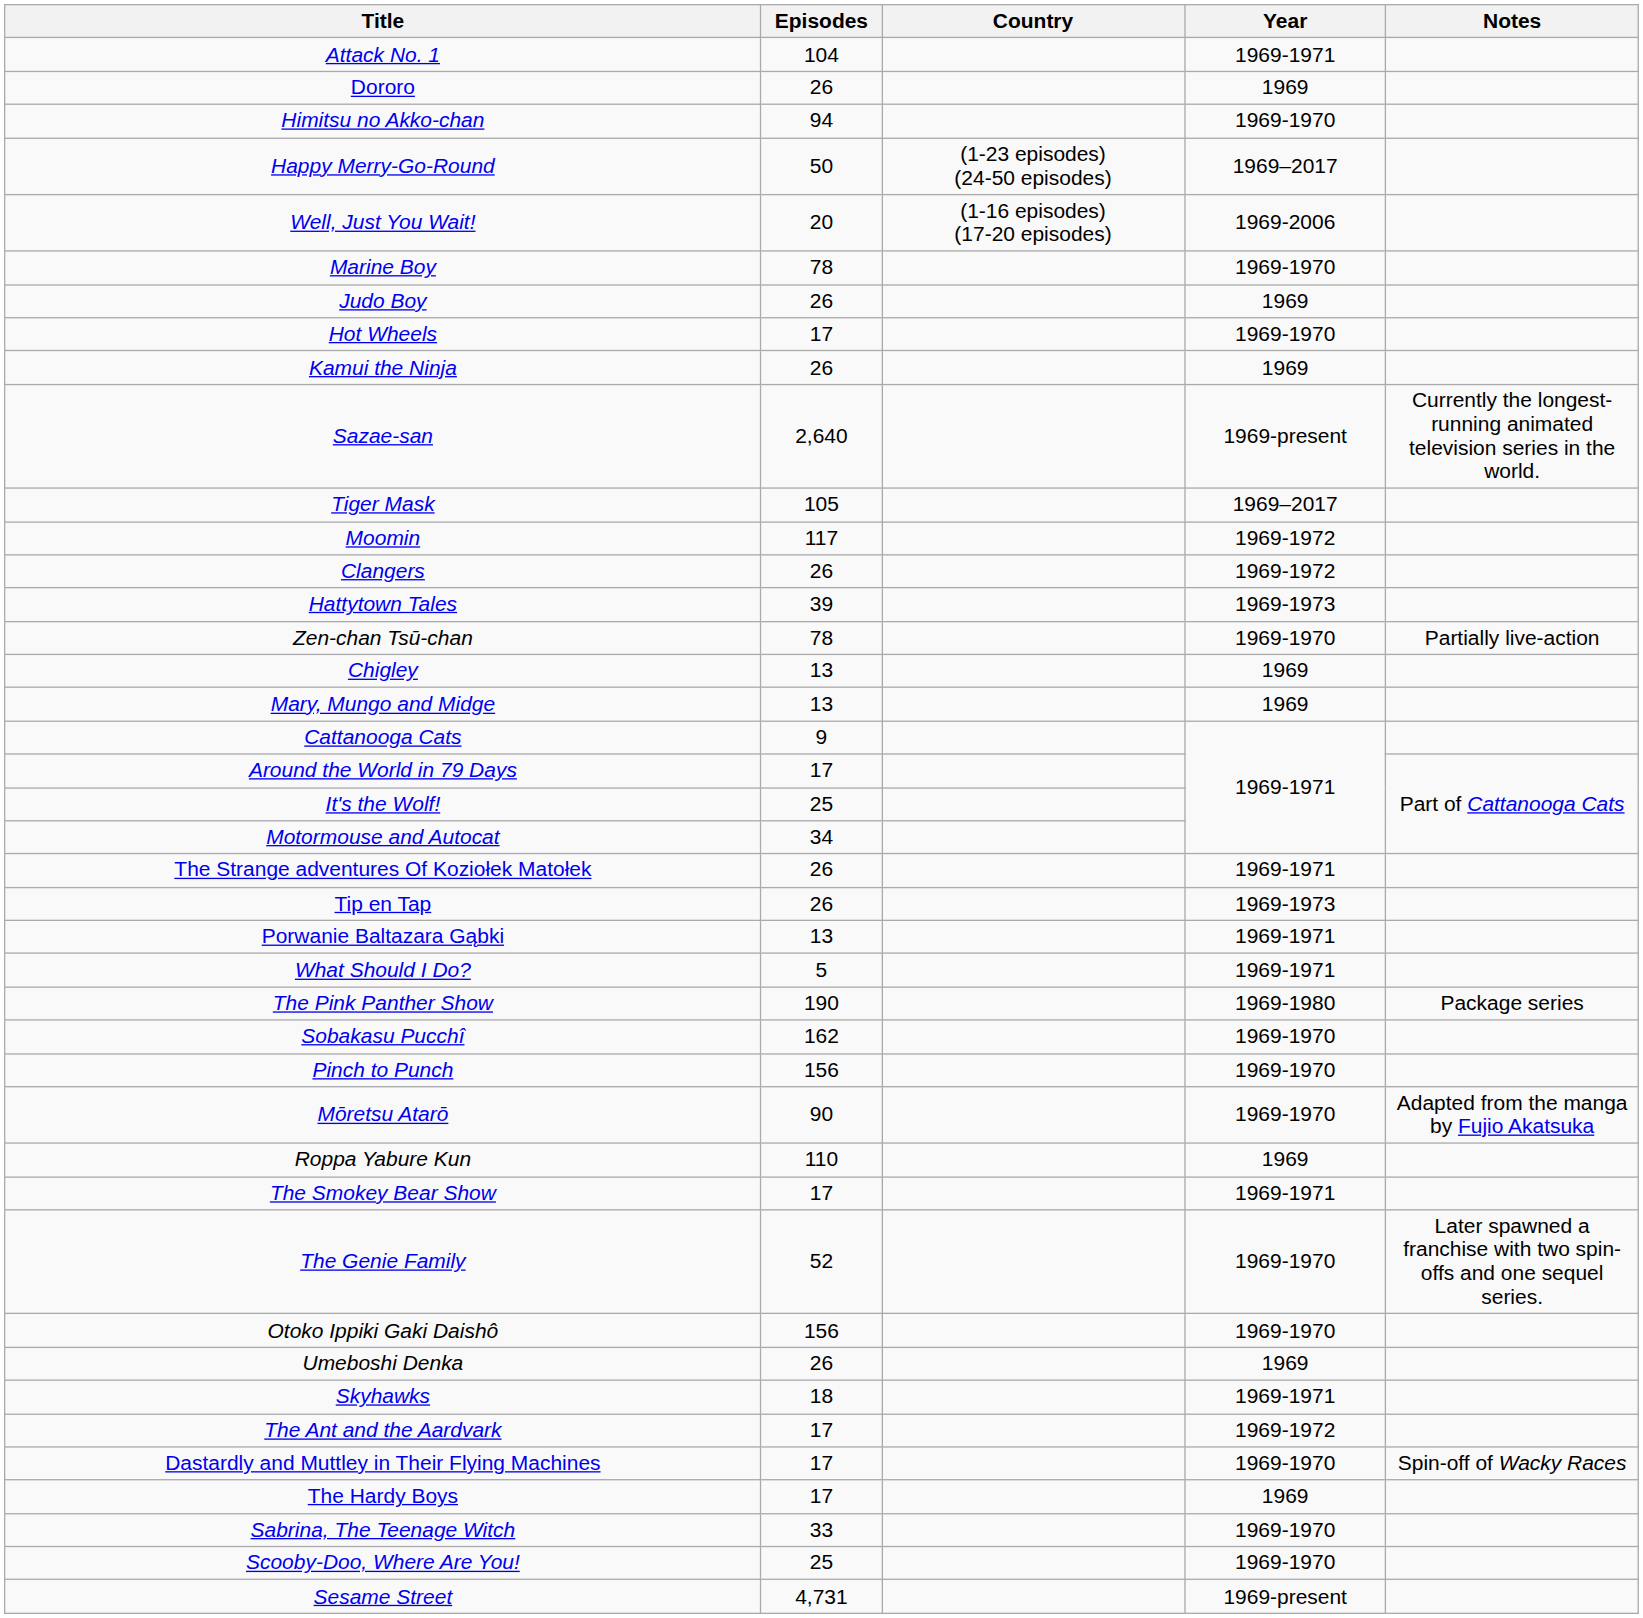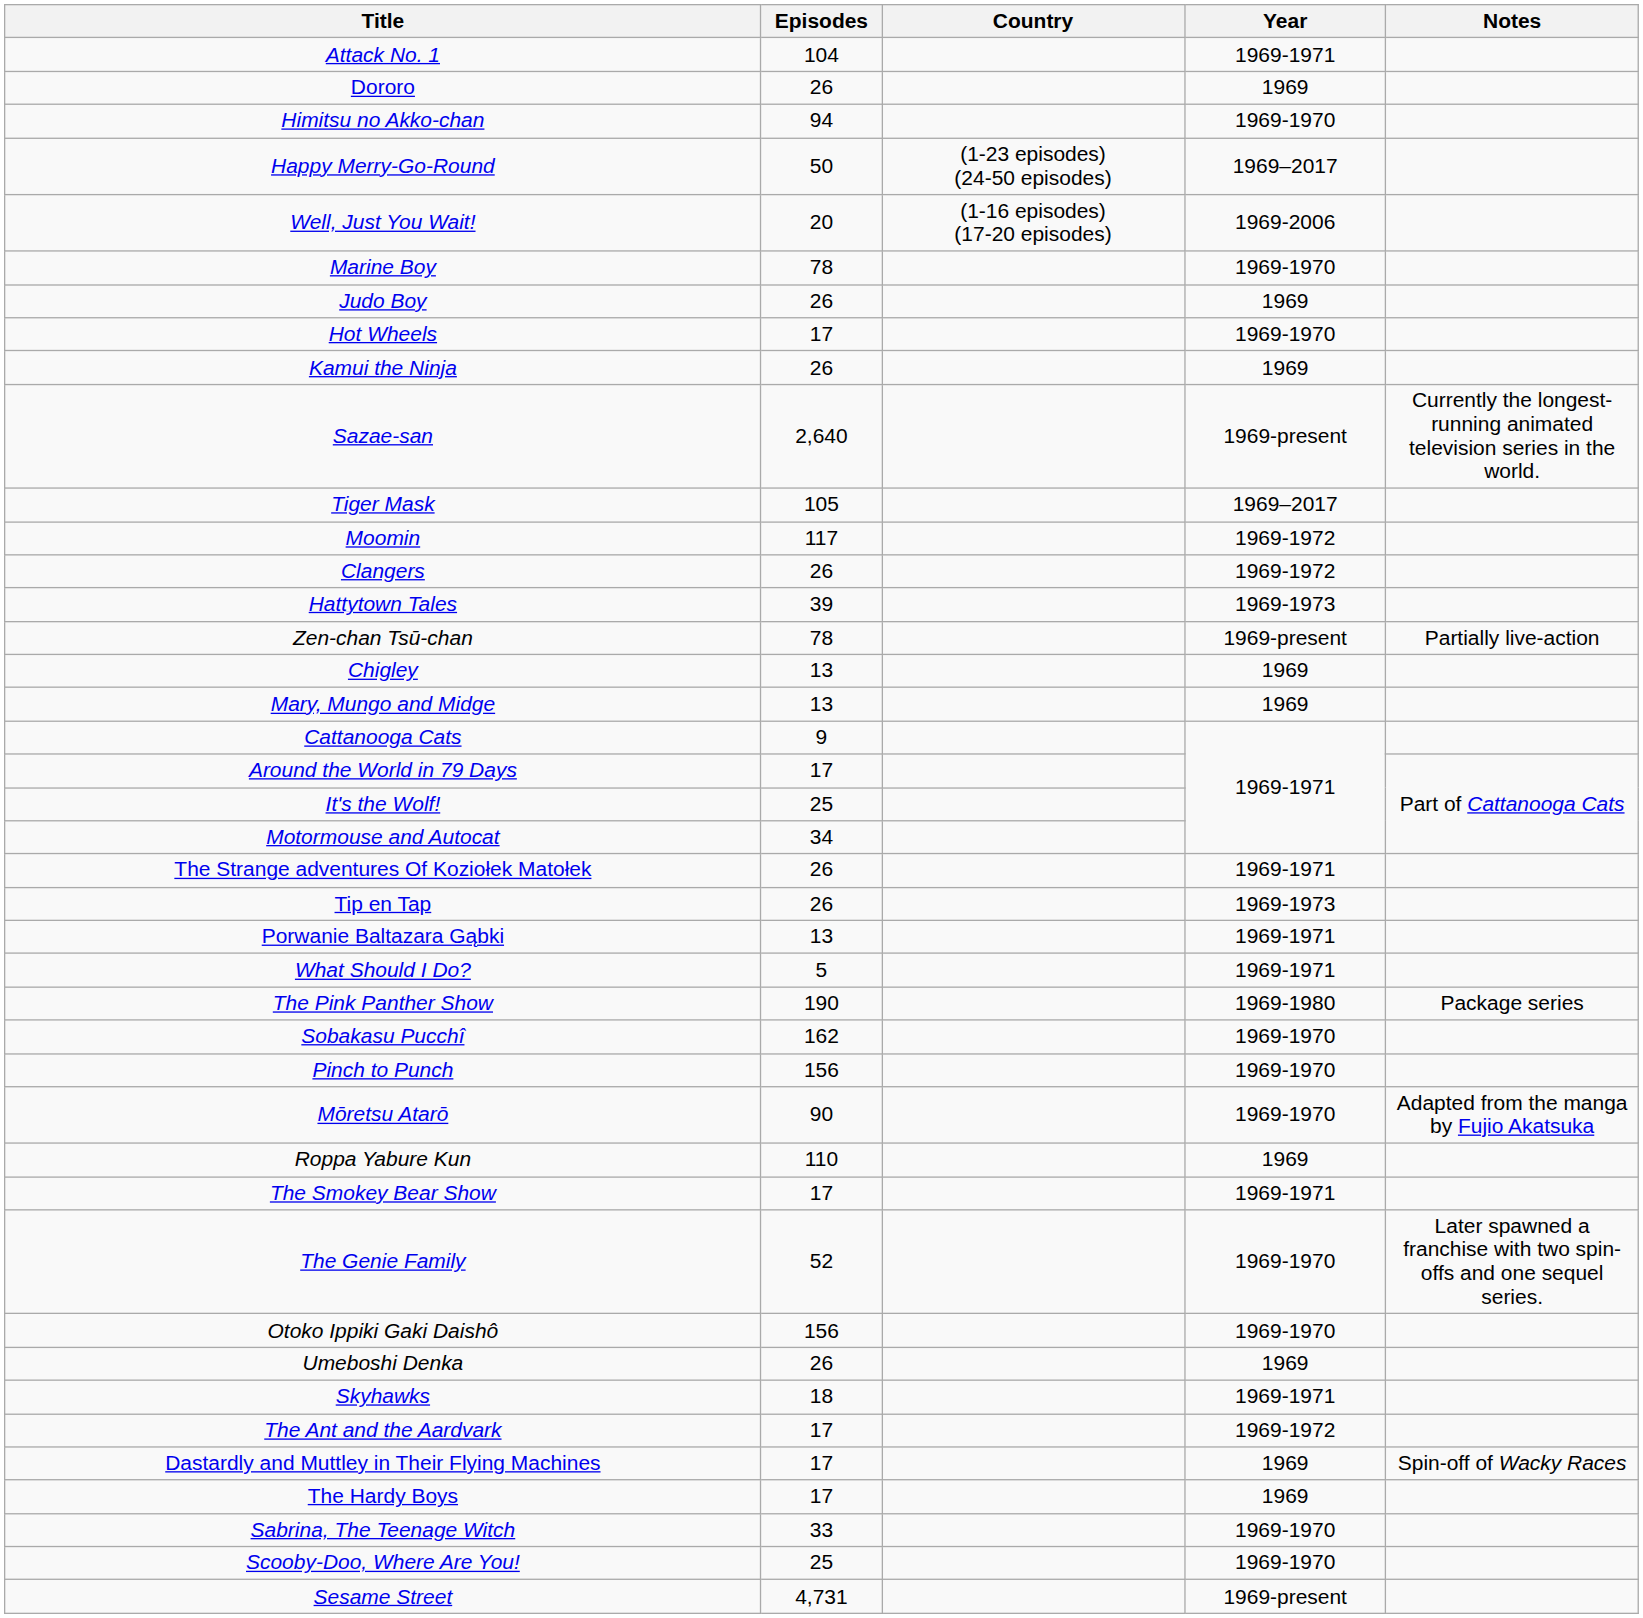(1285, 637) 1969-1970 -> (1285, 637) 1969-present
(1285, 1463) 1969-1970 -> (1285, 1463) 1969
